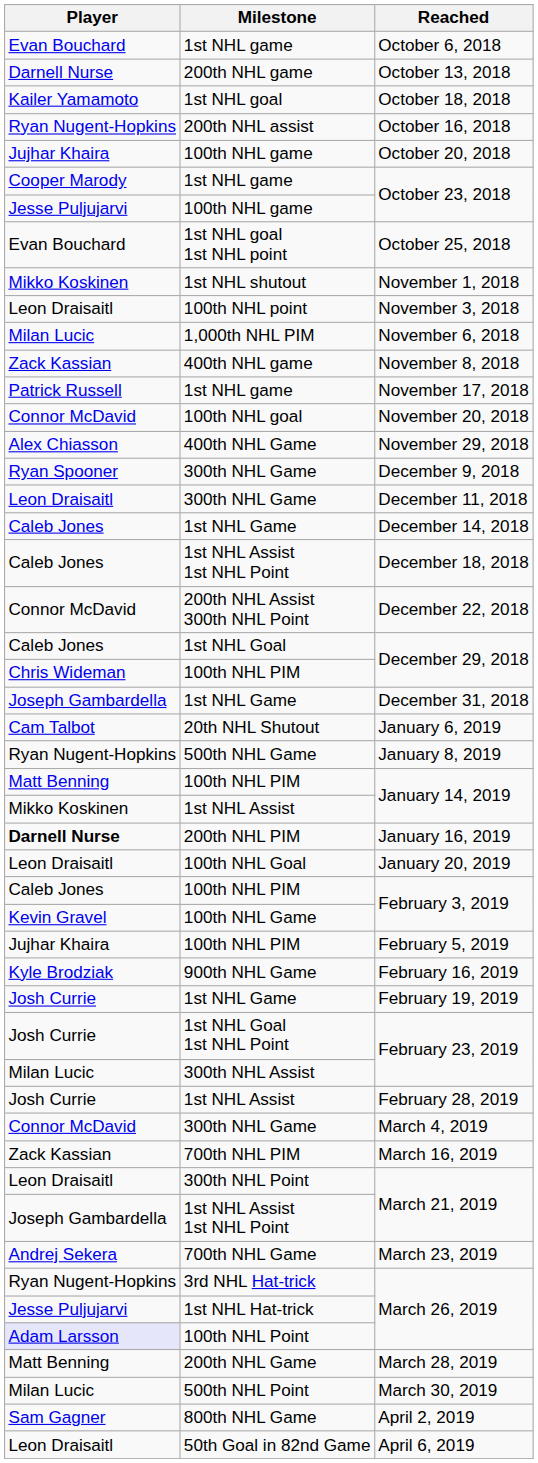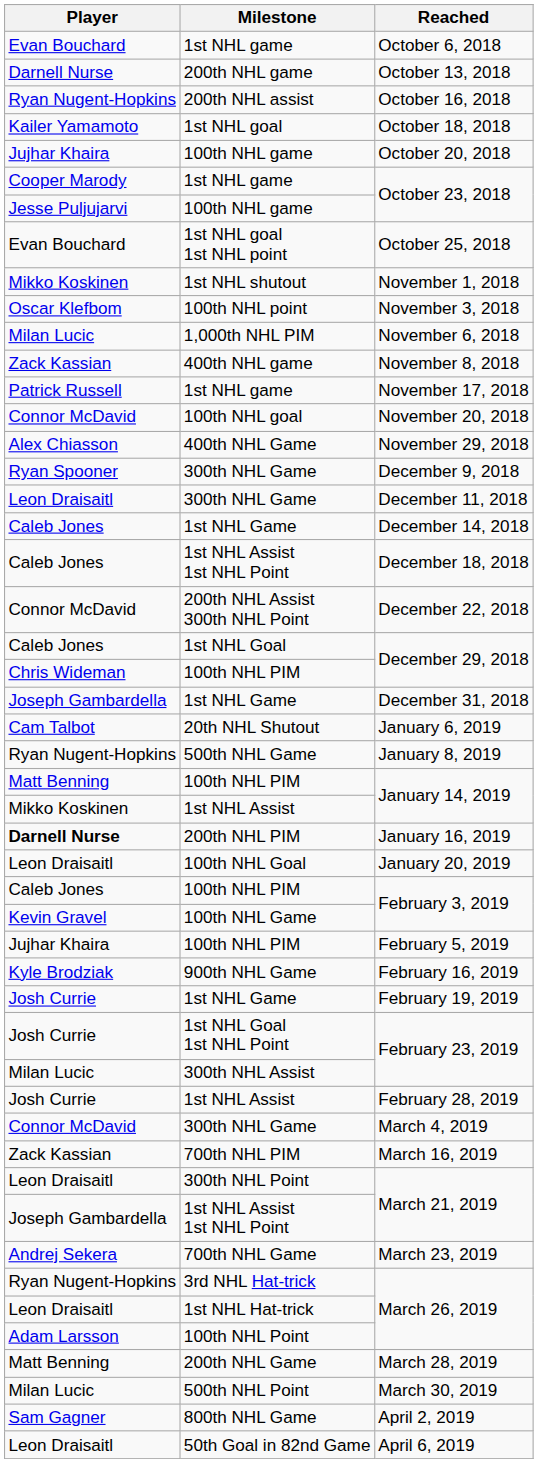rows swapped: (249, 126) <-> (233, 99)
(61, 308) Leon Draisaitl -> (65, 308) Oscar Klefbom
(68, 1309) Jesse Puljujarvi -> (61, 1309) Leon Draisaitl
(64, 1336) lavender background -> (64, 1336) no background
